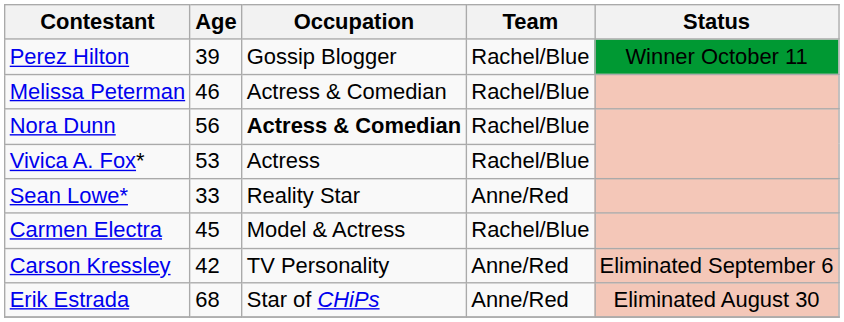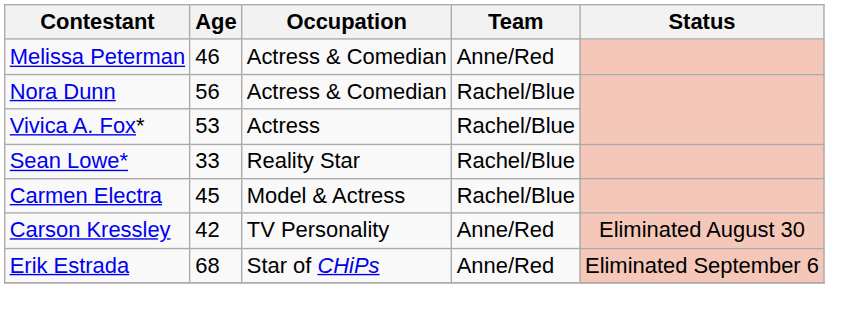- row: (69, 56)
(530, 91) Rachel/Blue -> (505, 56) Anne/Red
(354, 126) bold -> (347, 91) normal
(520, 195) Anne/Red -> (516, 160) Rachel/Blue
(717, 265) Eliminated September 6 -> (702, 230) Eliminated August 30
(717, 299) Eliminated August 30 -> (702, 265) Eliminated September 6
